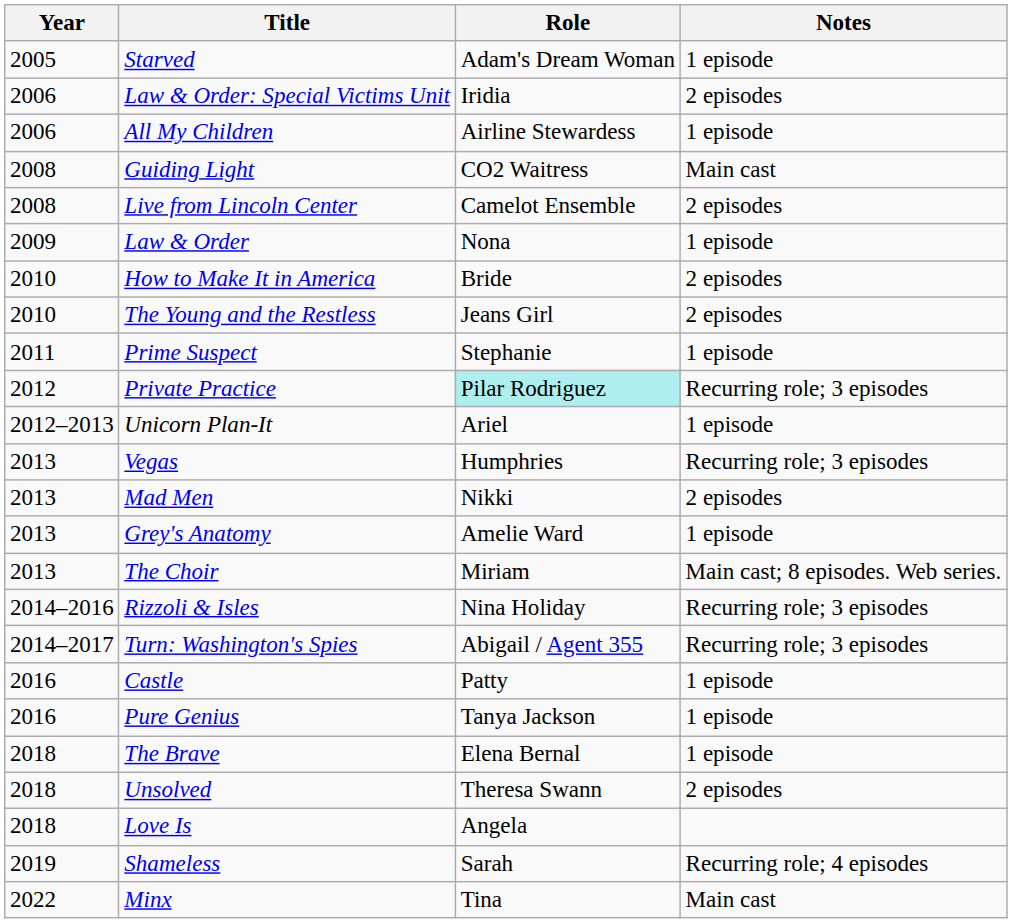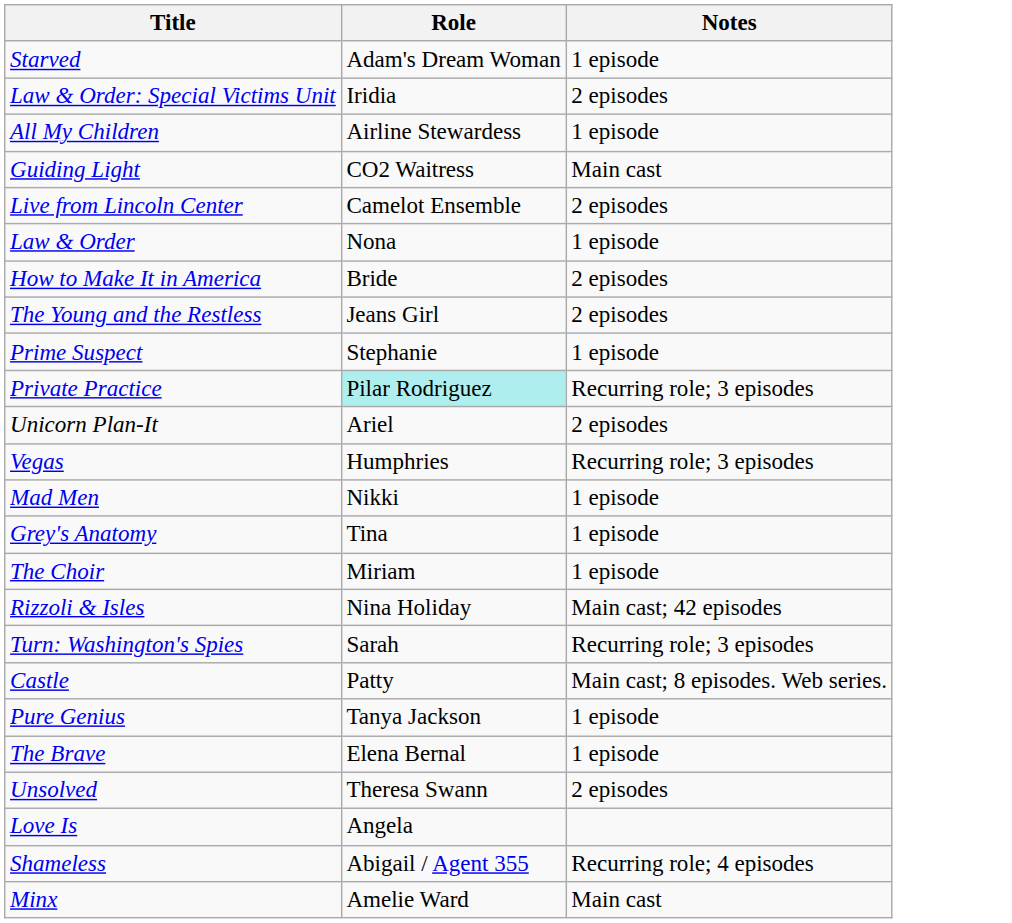- column: (62, 22)
(729, 424) 1 episode -> (620, 424) 2 episodes
(734, 497) 2 episodes -> (615, 497) 1 episode
(522, 534) Amelie Ward -> (367, 534) Tina
(843, 570) Main cast; 8 episodes. Web series. -> (615, 570) 1 episode
(807, 607) Recurring role; 3 episodes -> (677, 607) Main cast; 42 episodes
(552, 643) Abigail / Agent 355 -> (373, 643) Sarah
(729, 680) 1 episode -> (729, 680) Main cast; 8 episodes. Web series.
(487, 863) Sarah -> (438, 863) Abigail / Agent 355
(481, 899) Tina -> (408, 899) Amelie Ward
